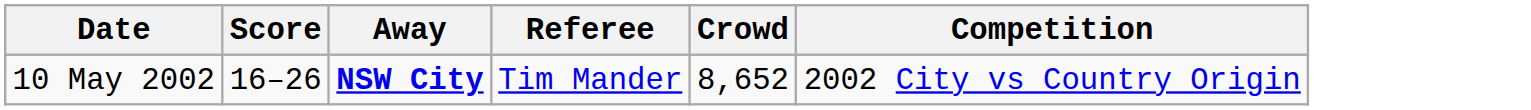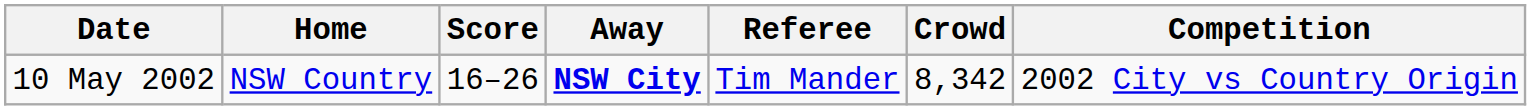+ column: (331, 30)
(743, 80) 8,652 -> (960, 80) 8,342
